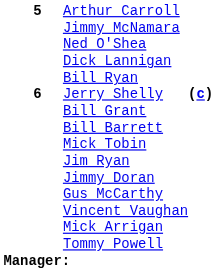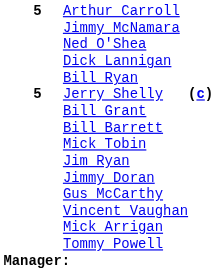(37, 95) 6 -> (37, 95) 5
